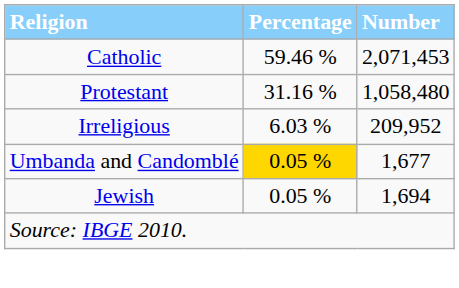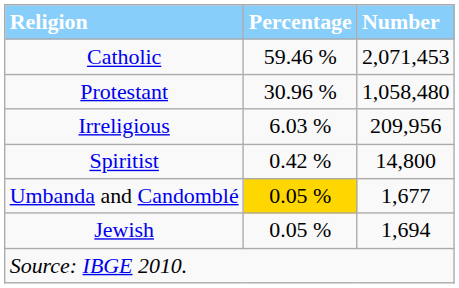(300, 91) 31.16 % -> (300, 91) 30.96 %
(406, 126) 209,952 -> (406, 126) 209,956
+ row: (124, 160)
